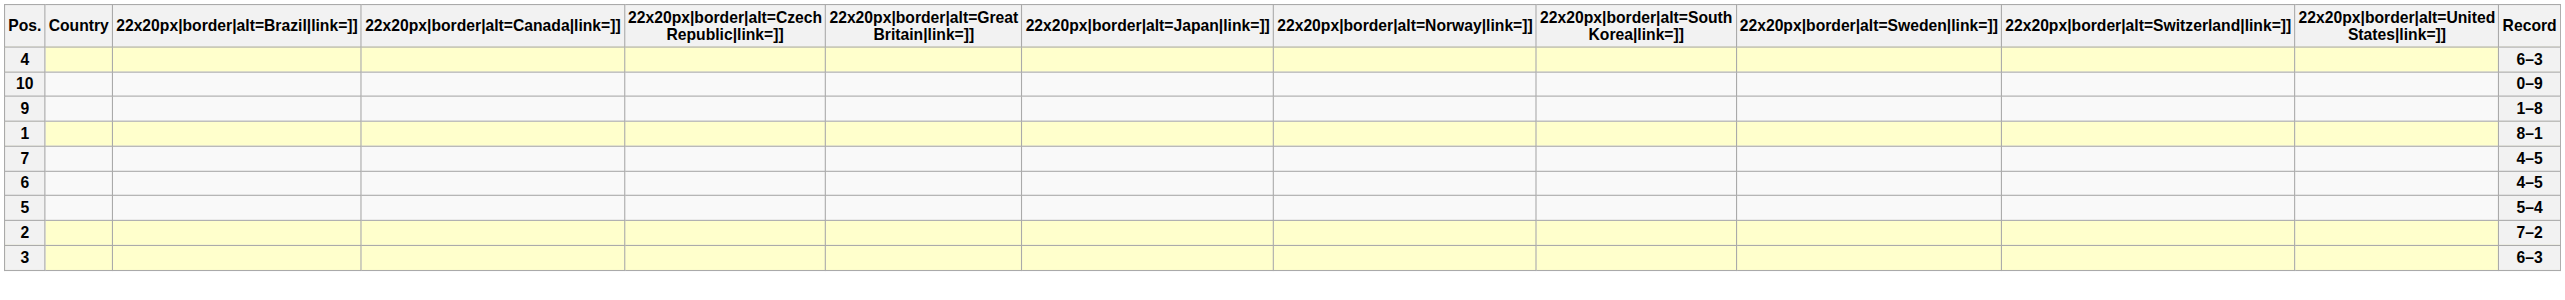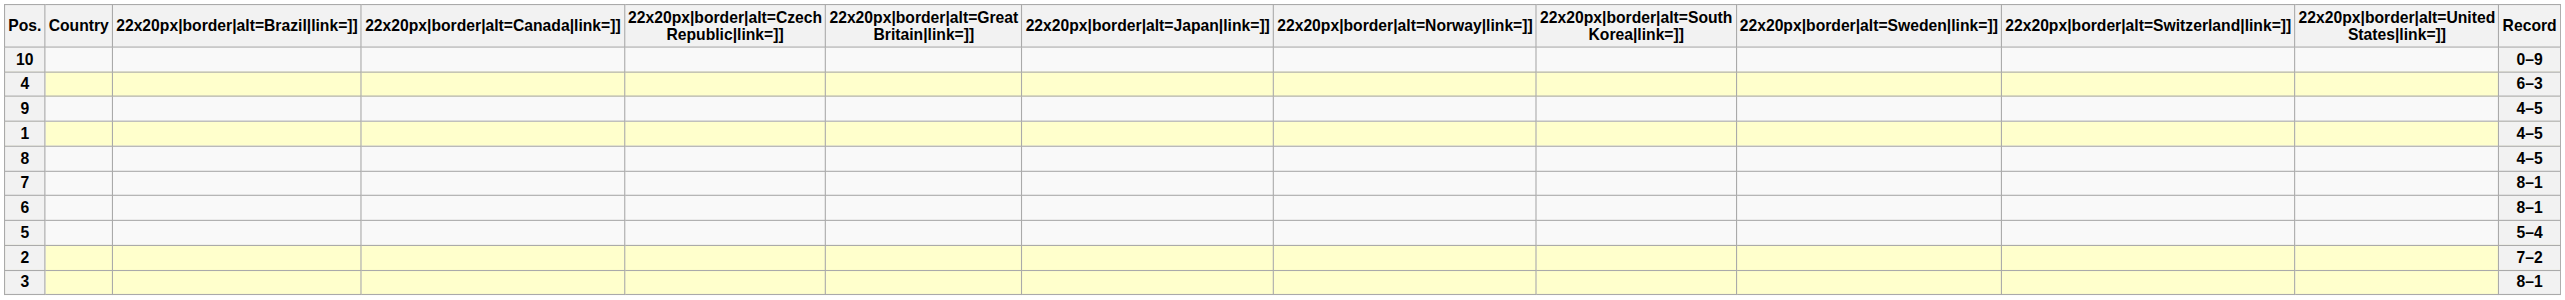rows swapped: (25, 84) <-> (25, 60)
(2530, 109) 1–8 -> (2530, 109) 4–5
(2530, 134) 8–1 -> (2530, 134) 4–5
+ row: (25, 159)
(2530, 159) 4–5 -> (2530, 184) 8–1
(2530, 184) 4–5 -> (2530, 208) 8–1
(2530, 258) 6–3 -> (2530, 283) 8–1
